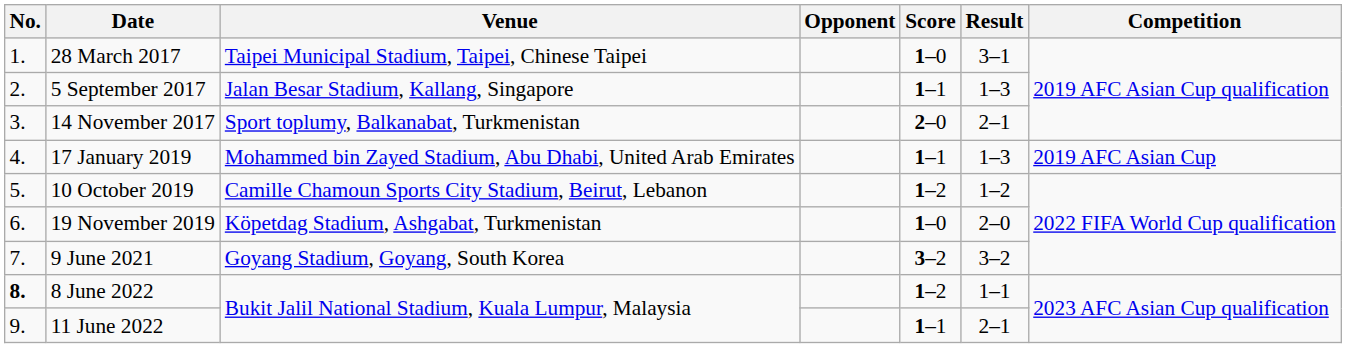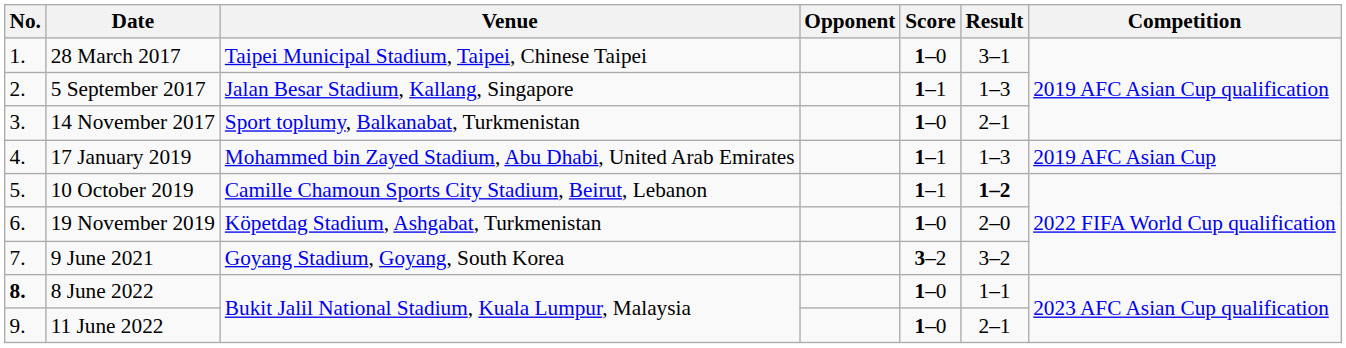(930, 122) 2–0 -> (930, 122) 1–0
(930, 190) 1–2 -> (930, 190) 1–1
(994, 190) normal -> (994, 190) bold
(930, 291) 1–2 -> (930, 291) 1–0
(930, 325) 1–1 -> (930, 325) 1–0
